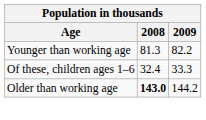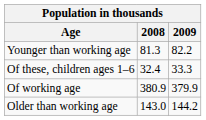+ row: (44, 87)
(153, 87) bold -> (153, 106) normal
